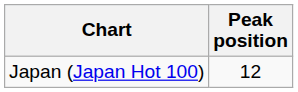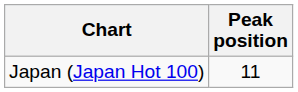(251, 71) 12 -> (251, 71) 11
